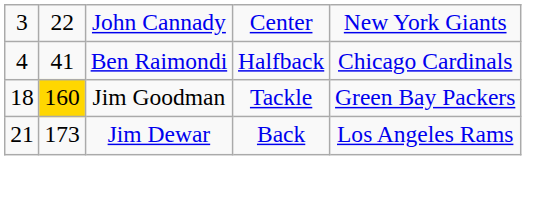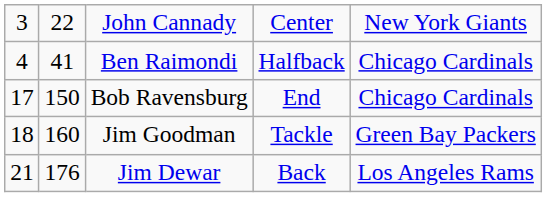+ row: (169, 97)
(62, 97) gold background -> (62, 135) no background
(62, 135) 173 -> (62, 172) 176
